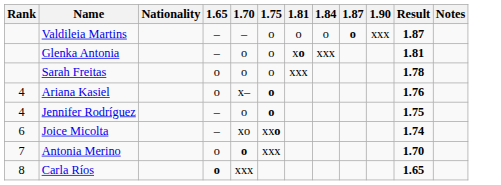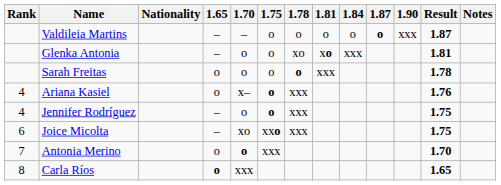+ column: (298, 14)
(413, 131) 1.74 -> (441, 131) 1.75
